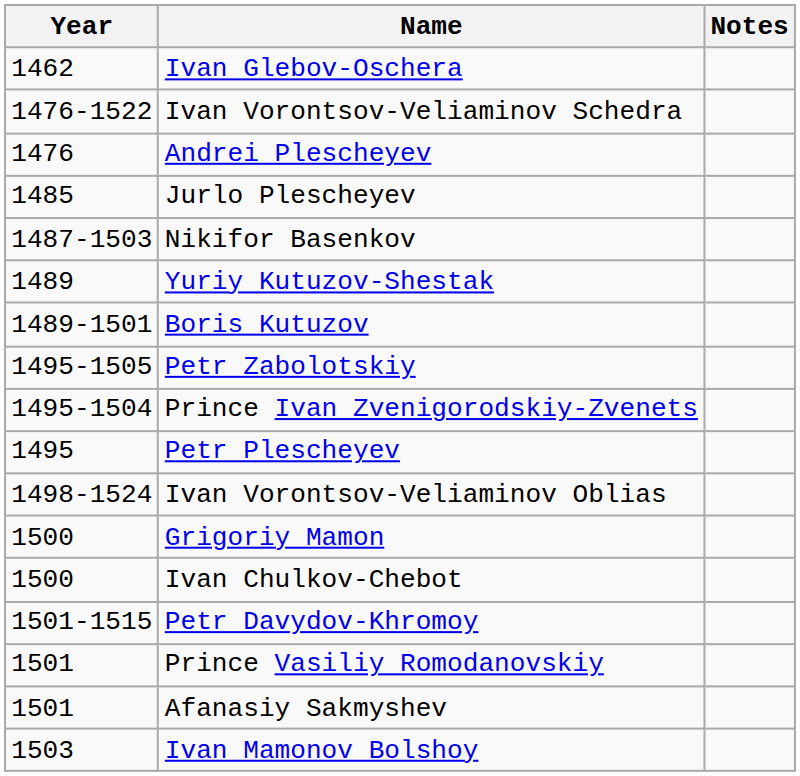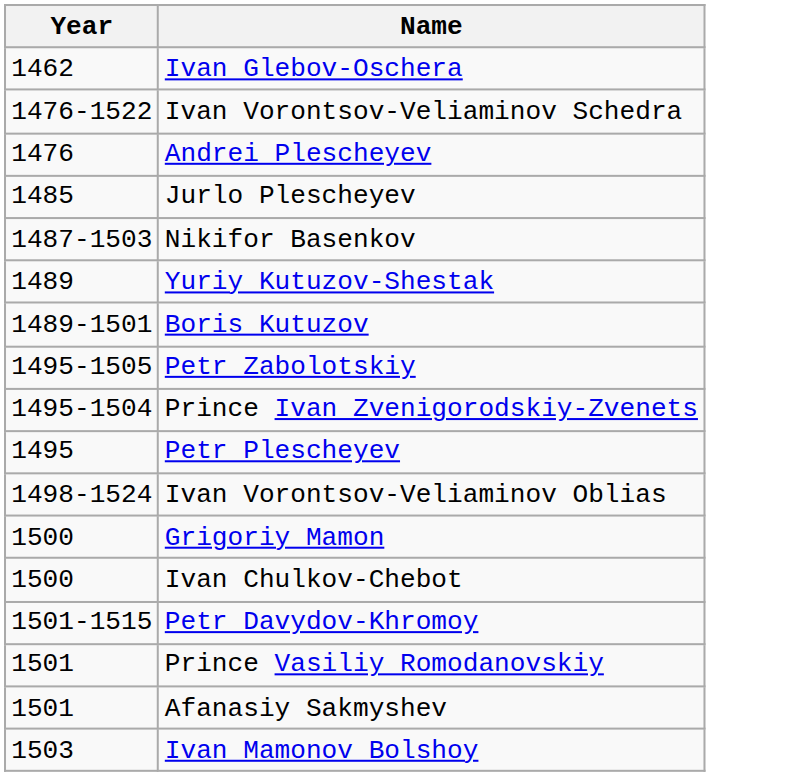- column: (750, 26)
